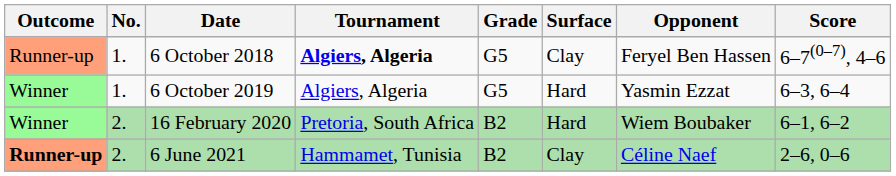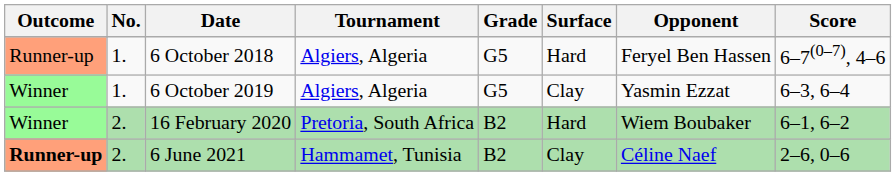(367, 55) bold -> (364, 55) normal
(565, 55) Clay -> (566, 55) Hard
(566, 89) Hard -> (565, 89) Clay
